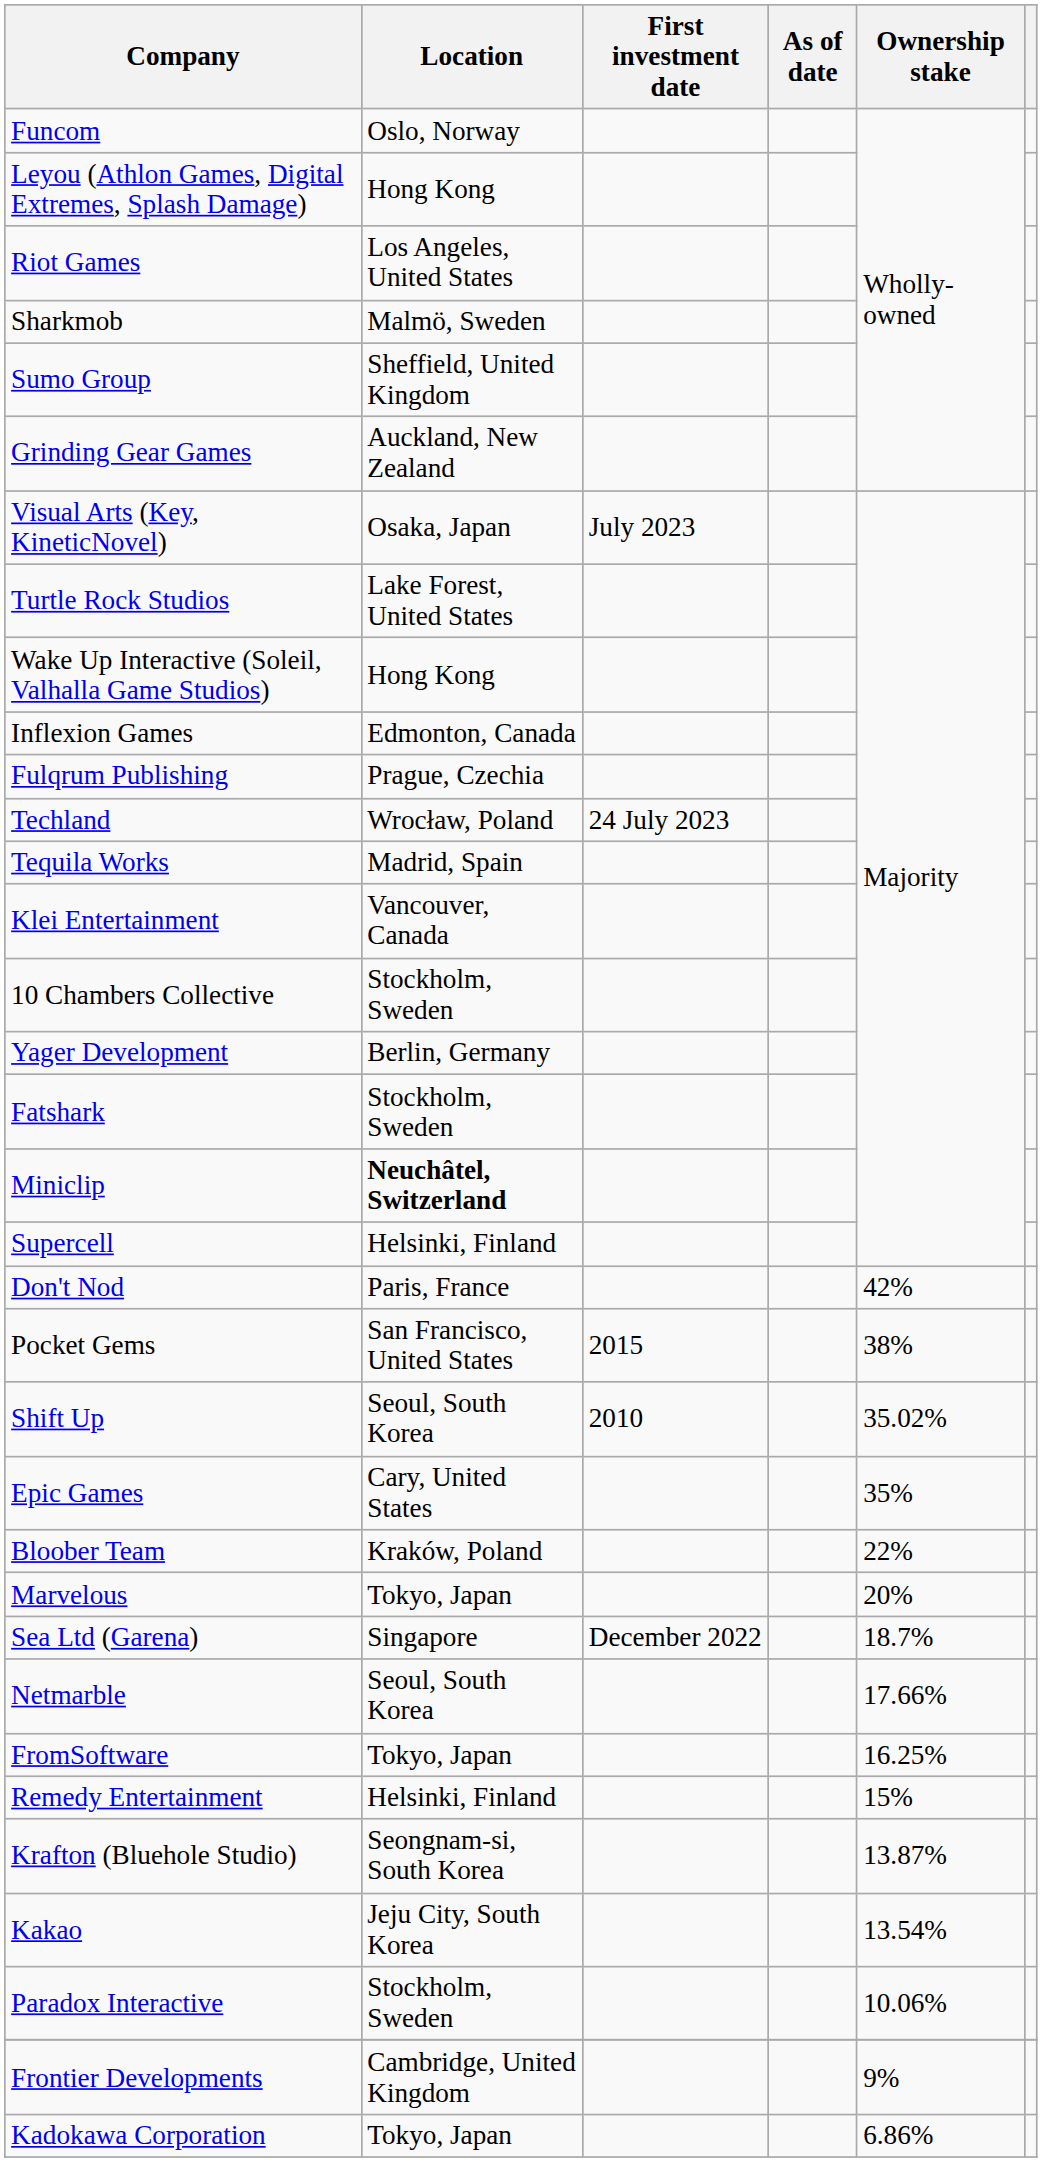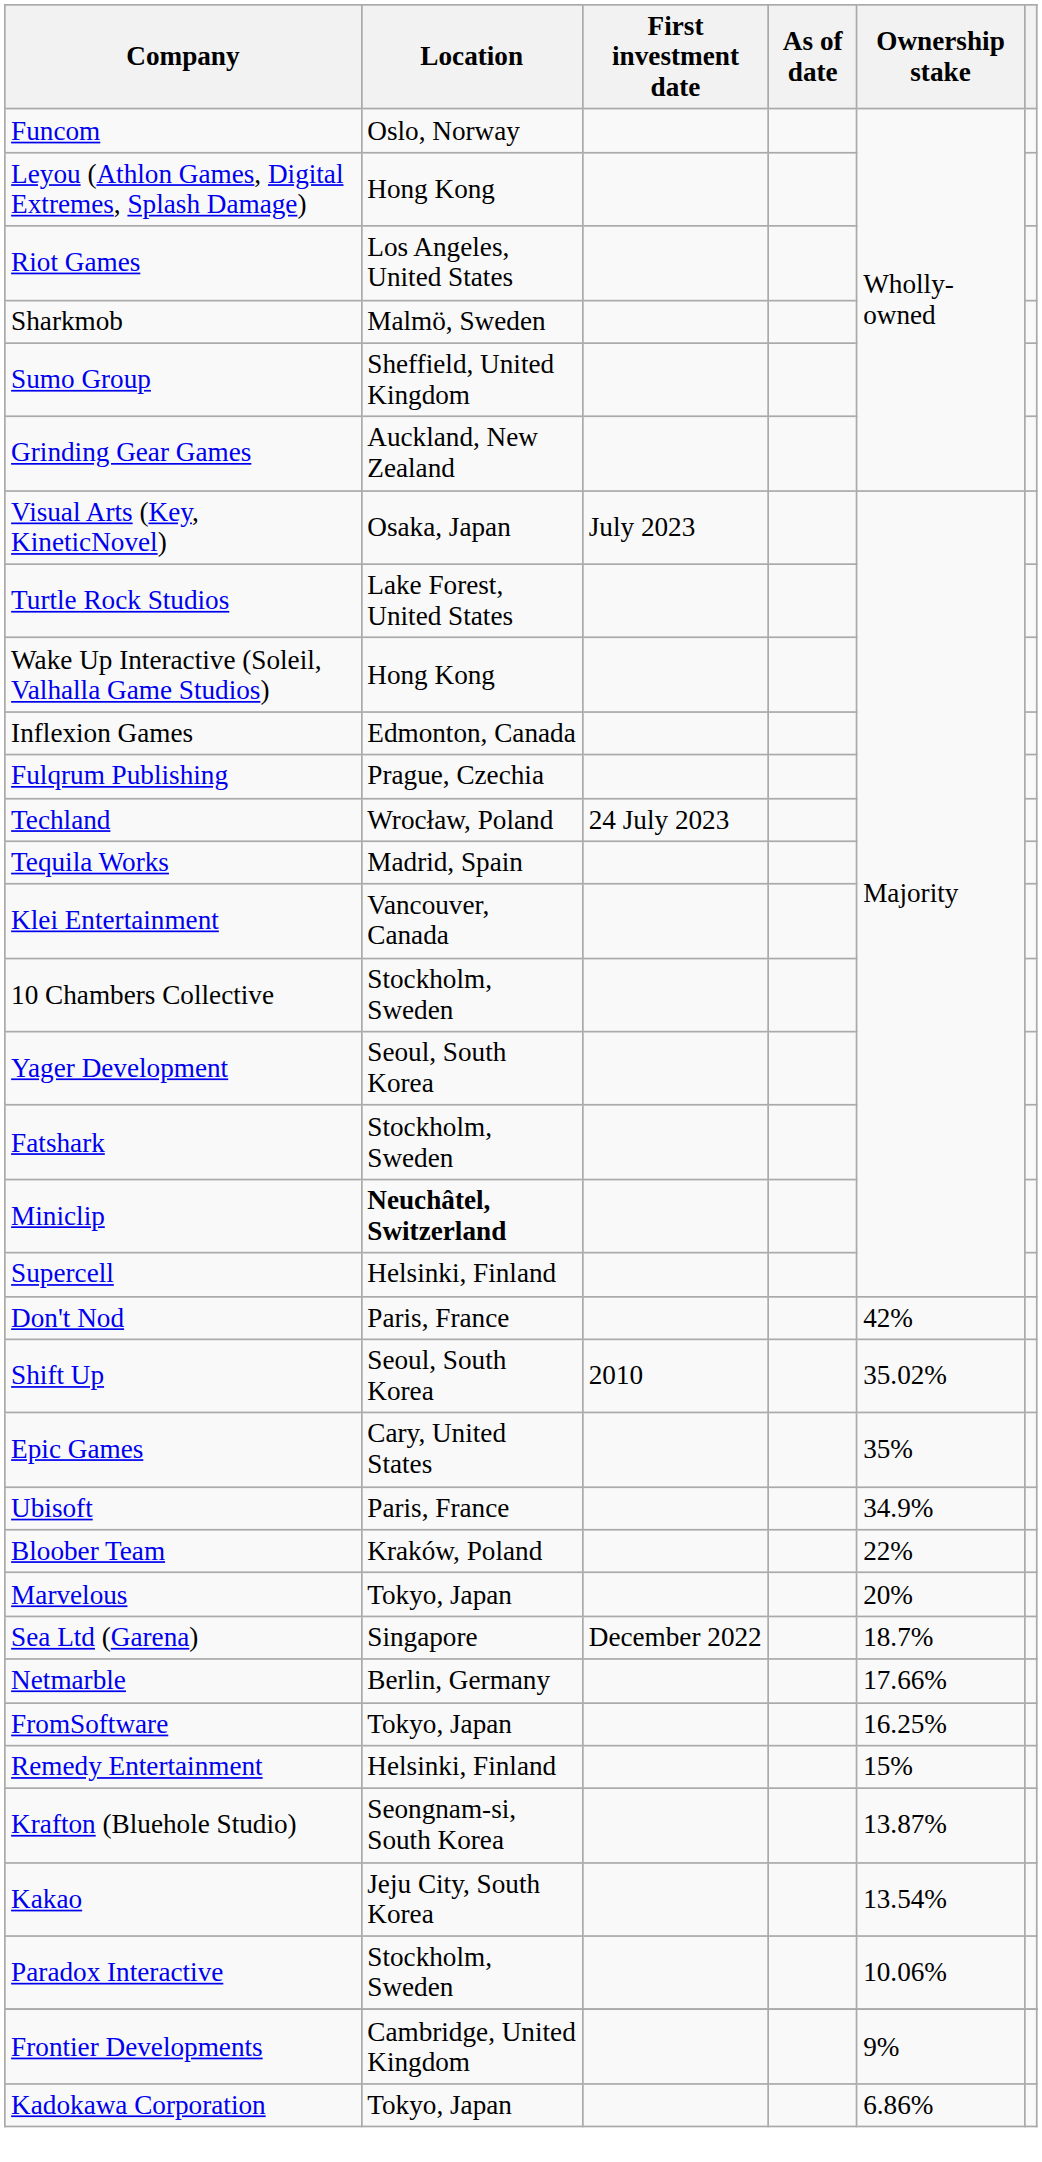(459, 1052) Berlin, Germany -> (437, 1068) Seoul, South Korea
- row: (83, 1345)
+ row: (52, 1507)
(437, 1695) Seoul, South Korea -> (459, 1680) Berlin, Germany
